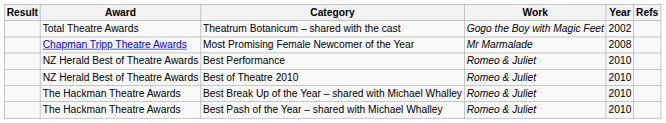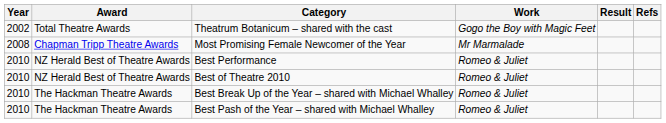columns swapped: (620, 12) <-> (22, 12)
